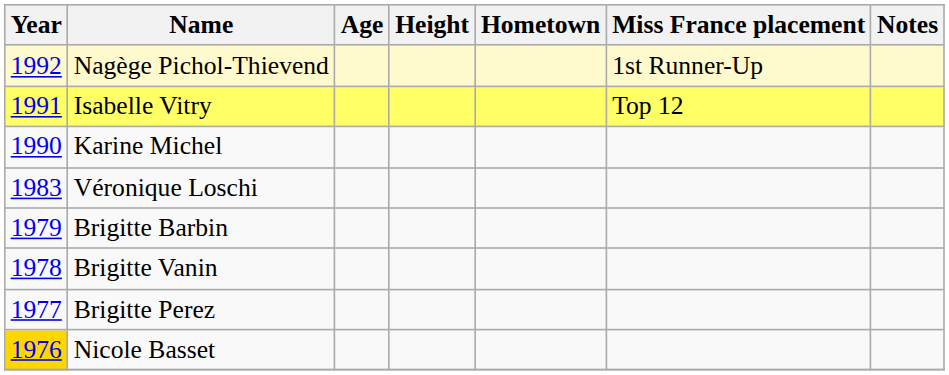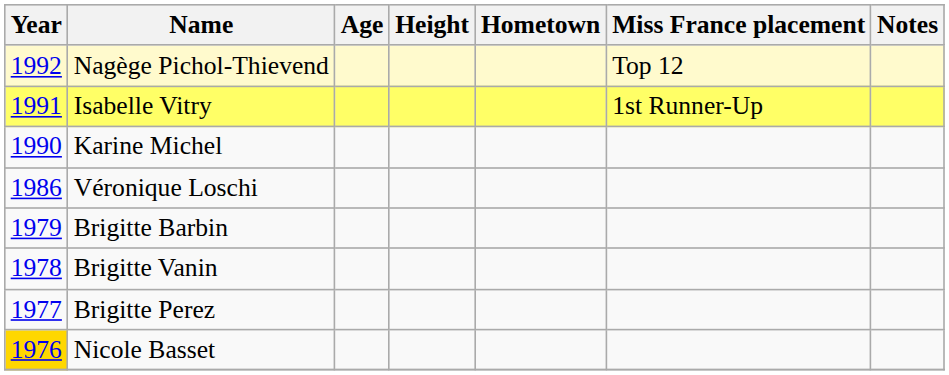(688, 65) 1st Runner-Up -> (648, 65) Top 12
(648, 106) Top 12 -> (688, 106) 1st Runner-Up
(36, 187) 1983 -> (36, 187) 1986
